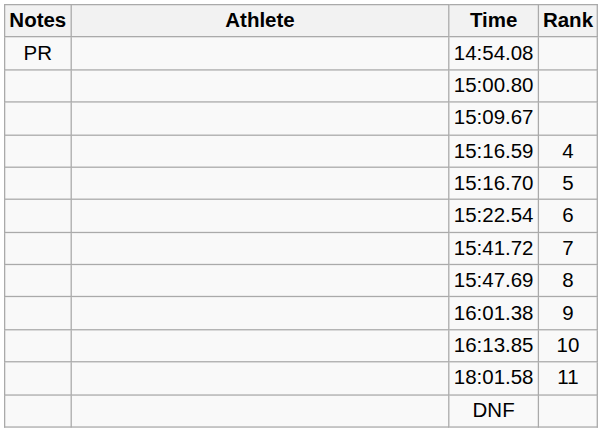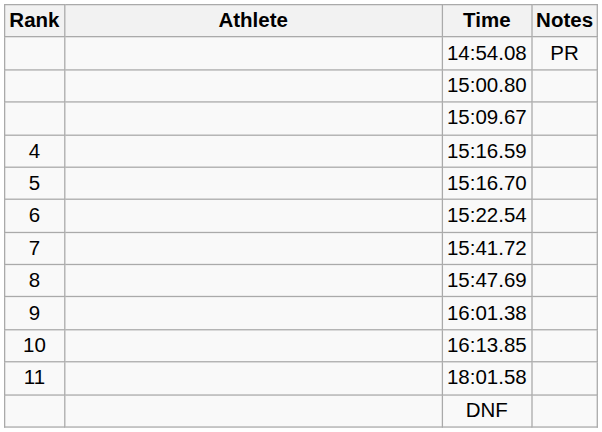columns swapped: (568, 20) <-> (38, 20)
